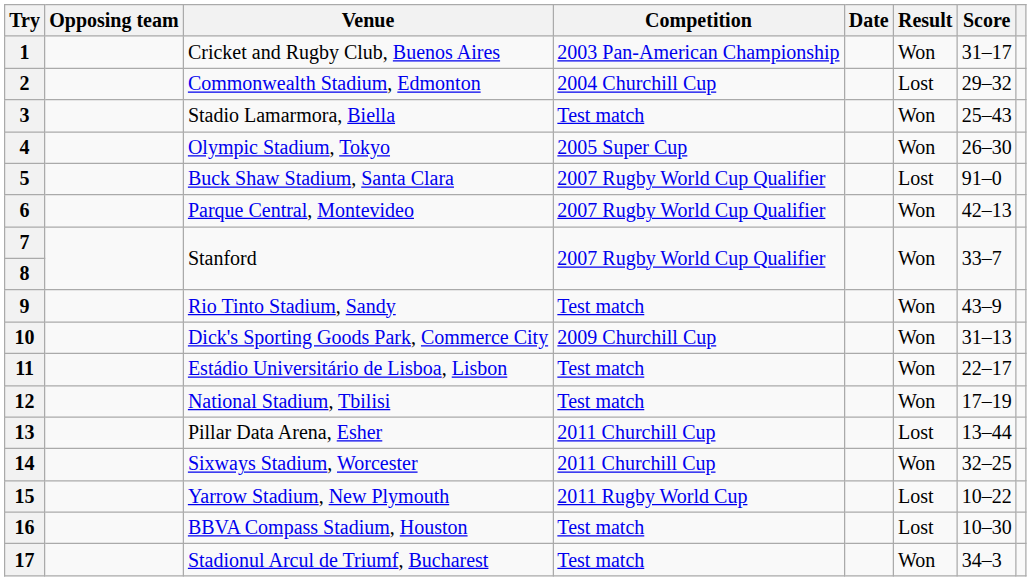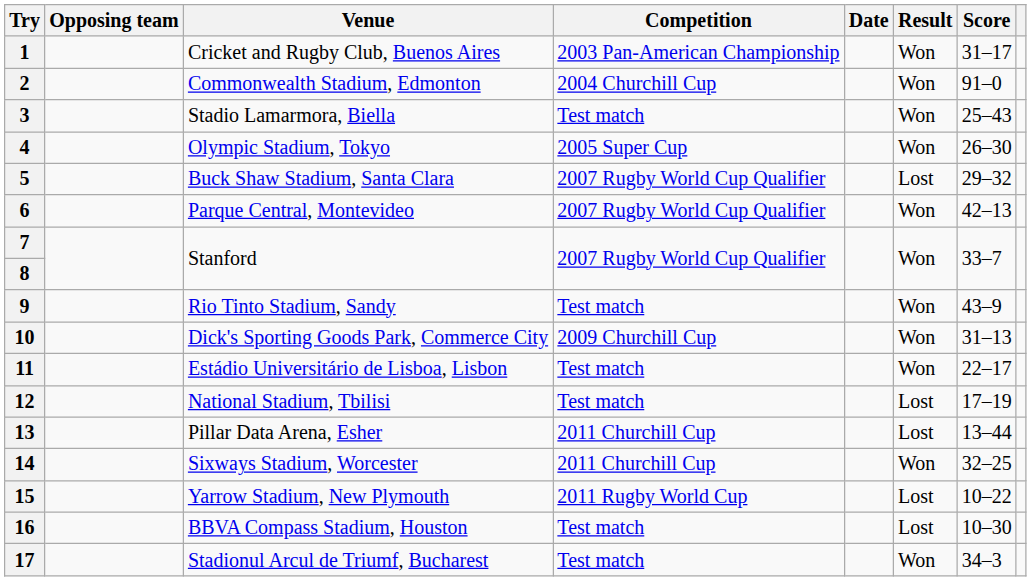(916, 83) Lost -> (917, 83) Won
(987, 83) 29–32 -> (982, 83) 91–0
(982, 178) 91–0 -> (987, 178) 29–32
(917, 400) Won -> (916, 400) Lost
